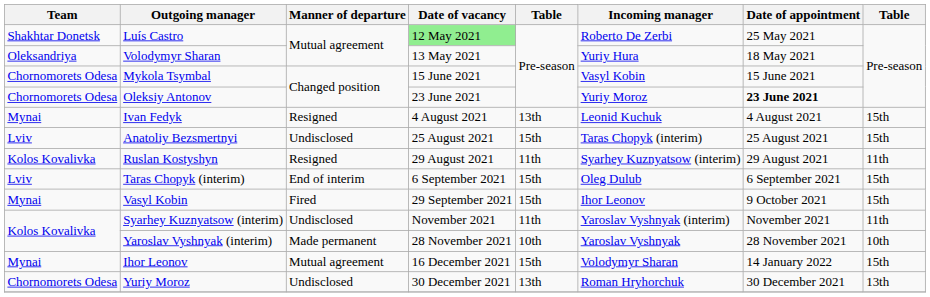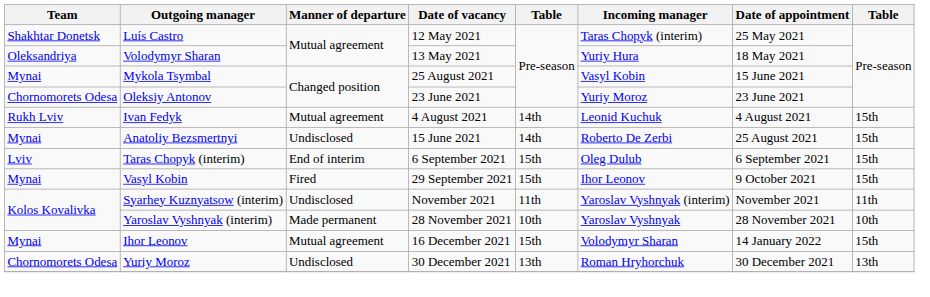(446, 35) lightgreen background -> (446, 35) no background
(626, 35) Roberto De Zerbi -> (641, 35) Taras Chopyk (interim)
(62, 76) Chornomorets Odesa -> (24, 76) Mynai
(446, 76) 15 June 2021 -> (453, 76) 25 August 2021
(782, 96) bold -> (770, 96) normal
(24, 117) Mynai -> (35, 117) Rukh Lviv
(313, 117) Resigned -> (336, 117) Mutual agreement
(530, 117) 13th -> (530, 117) 14th
(20, 138) Lviv -> (24, 138) Mynai
(453, 138) 25 August 2021 -> (446, 138) 15 June 2021
(530, 138) 15th -> (530, 138) 14th
(641, 138) Taras Chopyk (interim) -> (626, 138) Roberto De Zerbi
- row: (170, 158)
